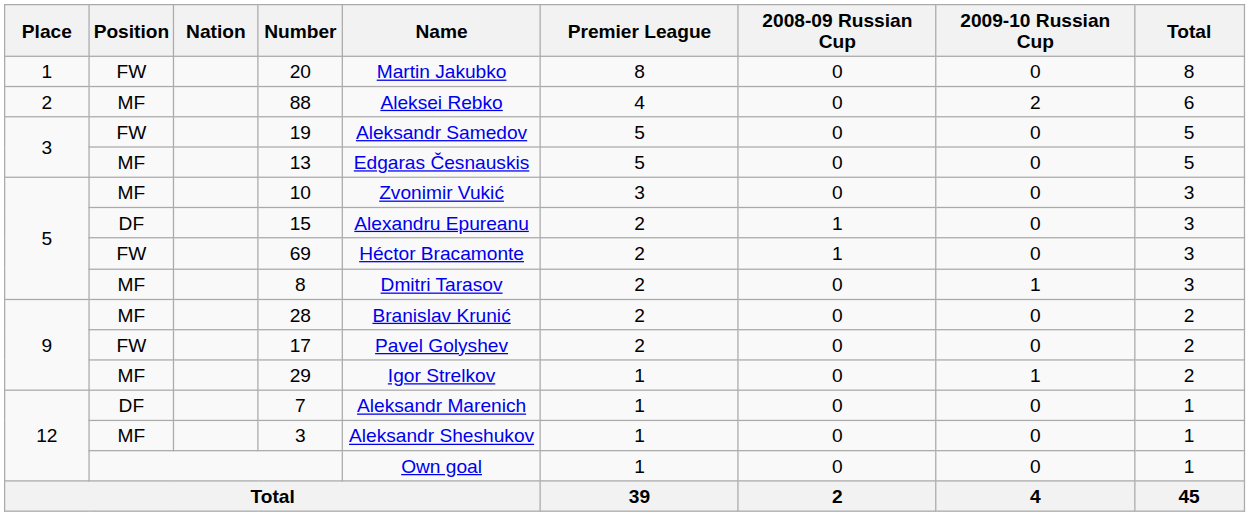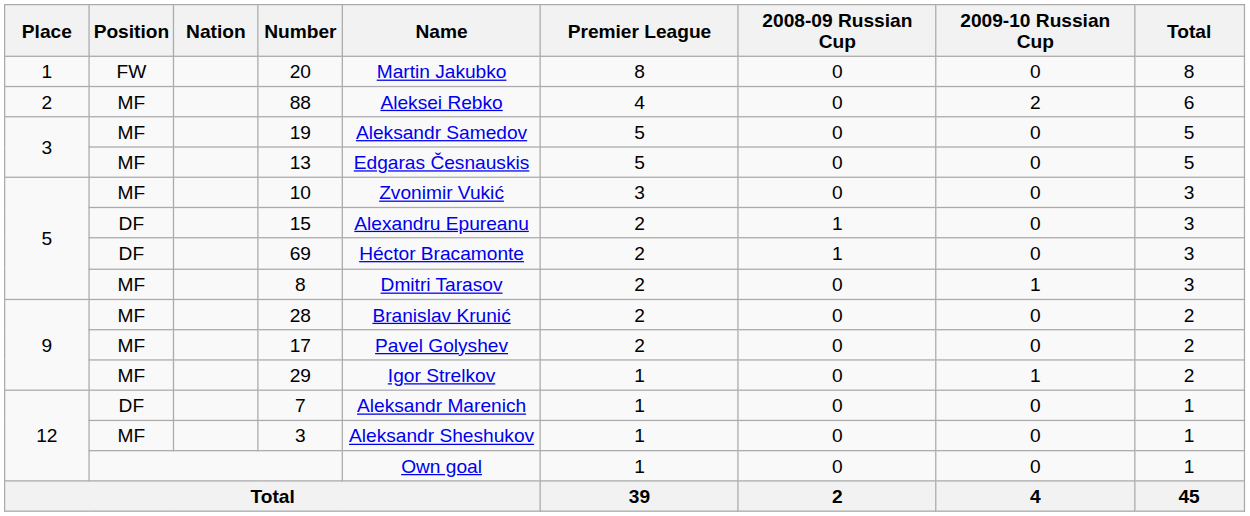(131, 132) FW -> (131, 132) MF
(131, 254) FW -> (131, 254) DF
(131, 345) FW -> (131, 345) MF
